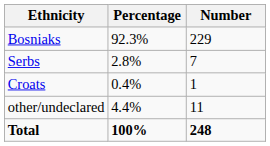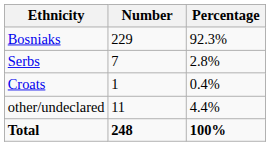columns swapped: (226, 15) <-> (147, 15)
